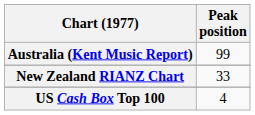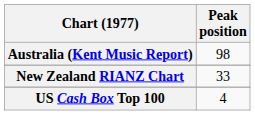(223, 53) 99 -> (223, 53) 98
